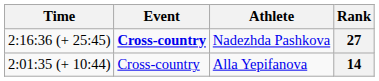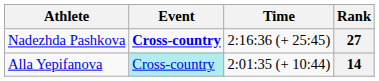columns swapped: (272, 16) <-> (59, 16)
(159, 64) no background -> (173, 64) paleturquoise background
